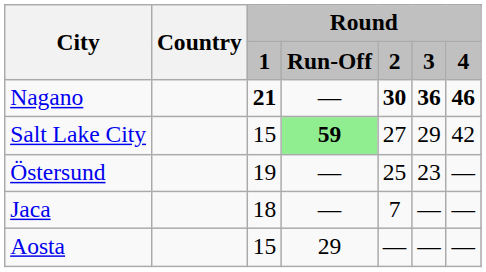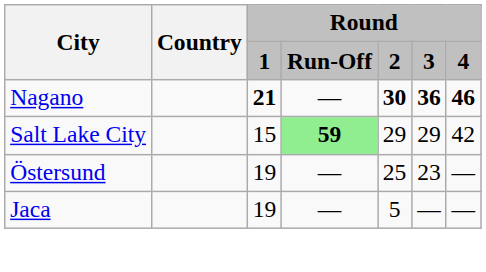(395, 135) 27 -> (395, 135) 29
(264, 209) 18 -> (264, 209) 19
(395, 209) 7 -> (395, 209) 5
- row: (38, 246)
